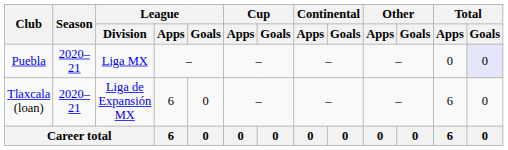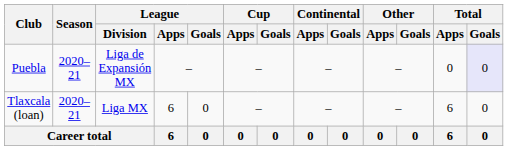(125, 61) Liga MX -> (125, 68) Liga de Expansión MX
(125, 101) Liga de Expansión MX -> (125, 108) Liga MX
